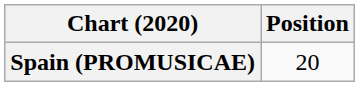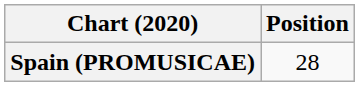(307, 61) 20 -> (307, 61) 28
